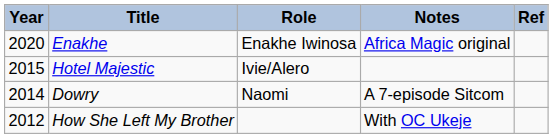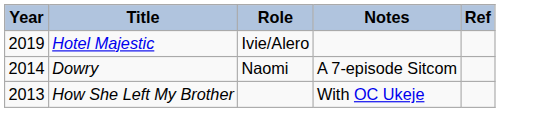- row: (80, 44)
(26, 69) 2015 -> (26, 44) 2019
(26, 121) 2012 -> (26, 95) 2013
